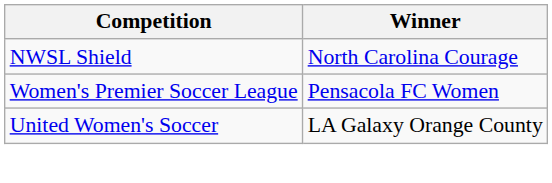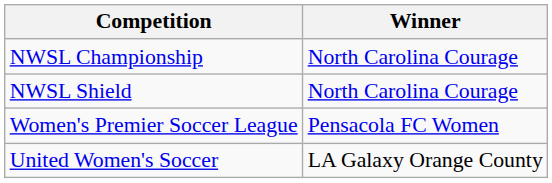+ row: (106, 56)
